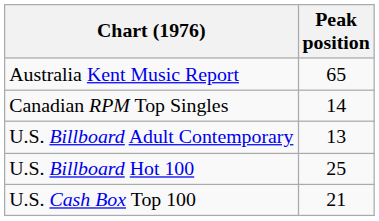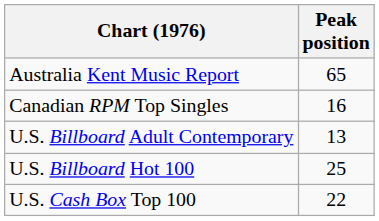(336, 105) 14 -> (336, 105) 16
(336, 199) 21 -> (336, 199) 22
